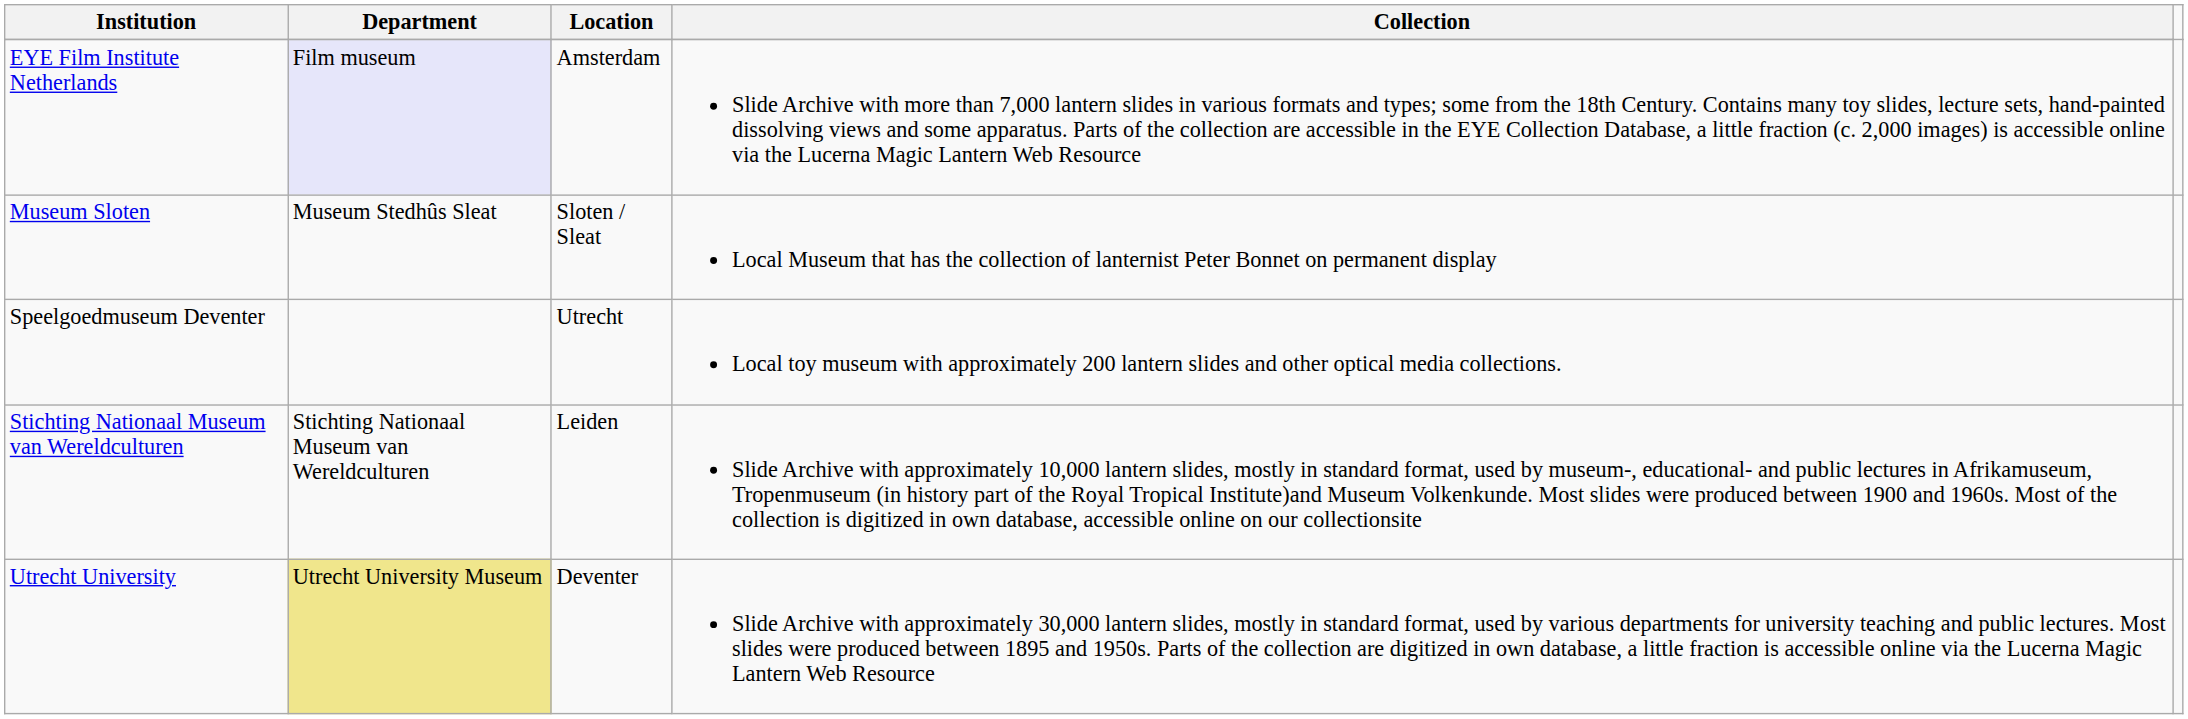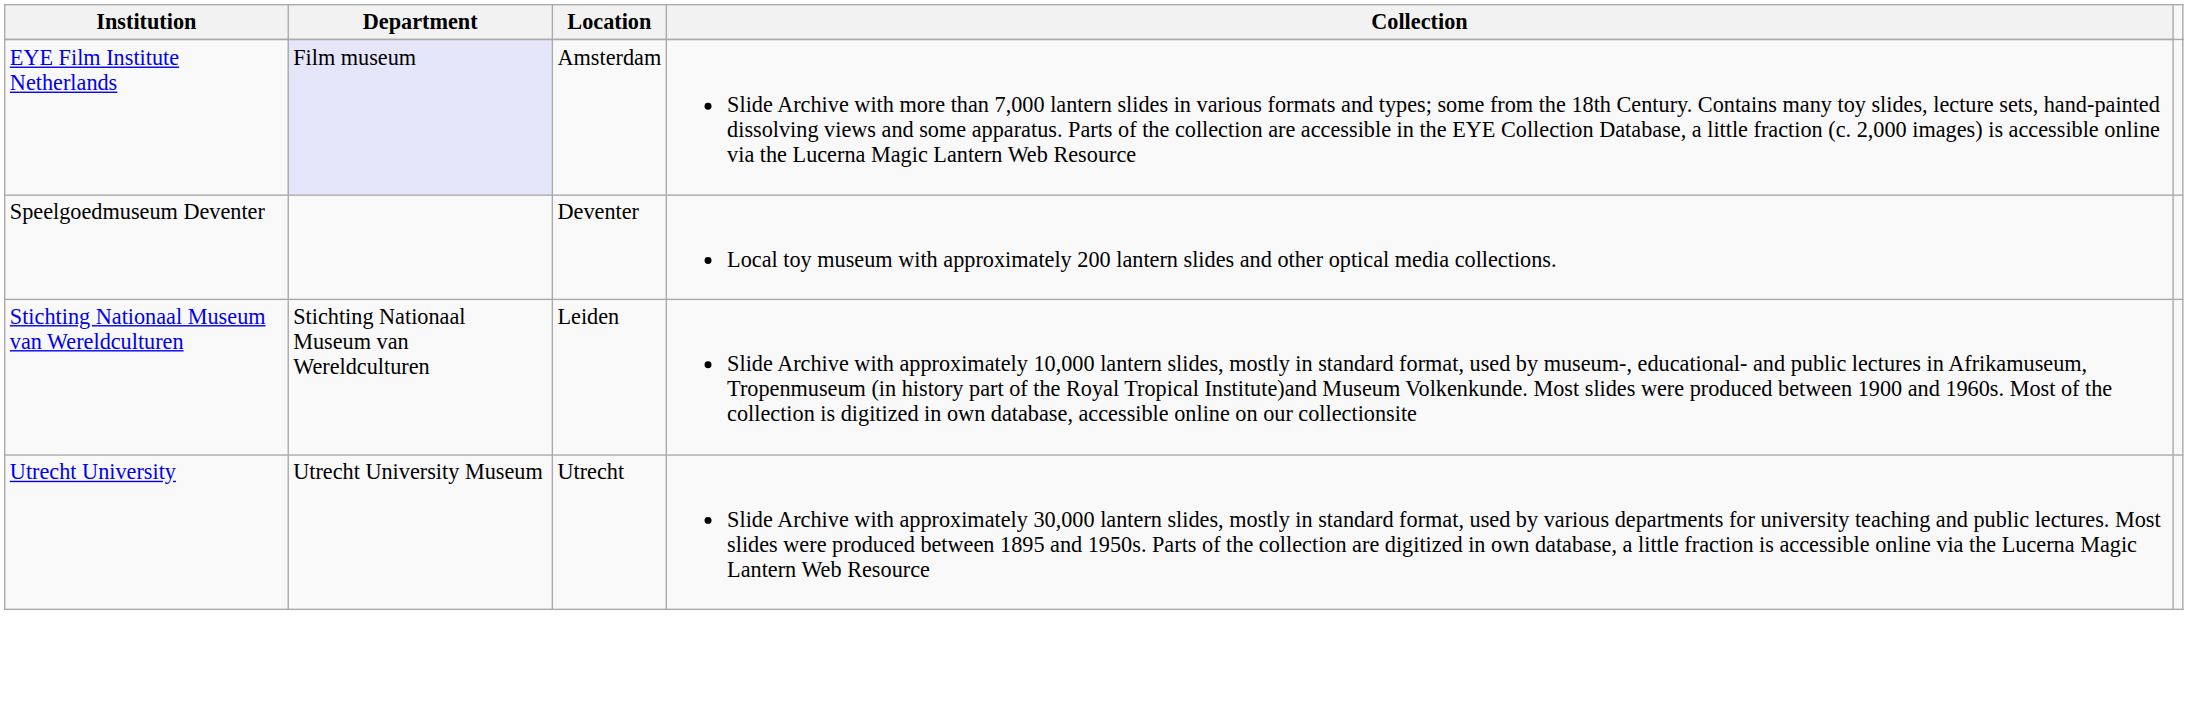- row: (80, 212)
(590, 316) Utrecht -> (598, 212) Deventer
(418, 576) khaki background -> (418, 471) no background
(597, 576) Deventer -> (591, 471) Utrecht
